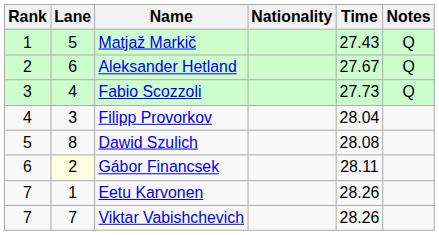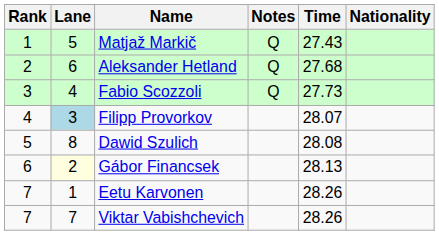columns swapped: (292, 17) <-> (409, 17)
(359, 67) 27.67 -> (322, 67) 27.68
(73, 117) no background -> (73, 117) lightblue background
(359, 117) 28.04 -> (322, 117) 28.07
(359, 167) 28.11 -> (322, 167) 28.13
